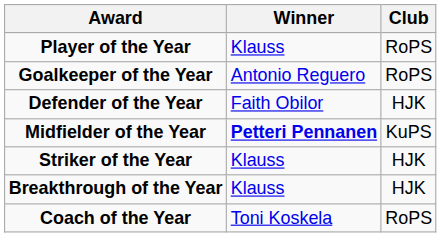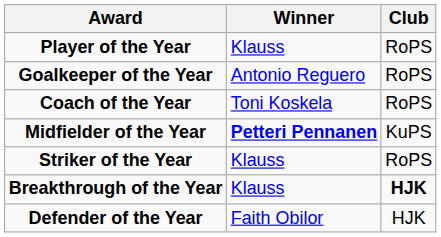rows swapped: (116, 103) <-> (116, 217)
(409, 160) HJK -> (409, 160) RoPS
(409, 189) normal -> (409, 189) bold
